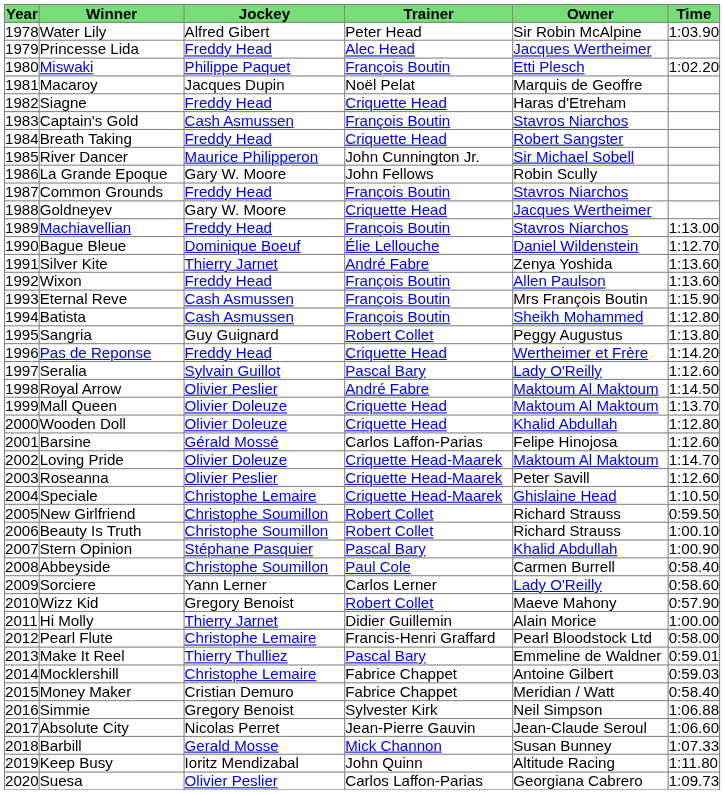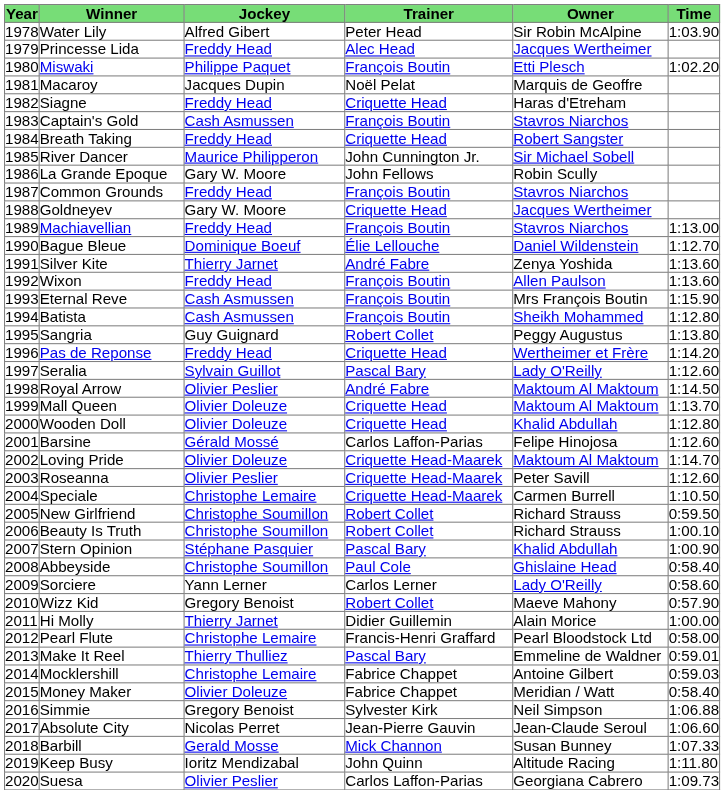(565, 495) Ghislaine Head -> (564, 495) Carmen Burrell
(564, 567) Carmen Burrell -> (565, 567) Ghislaine Head
(239, 692) Cristian Demuro -> (236, 692) Olivier Doleuze
